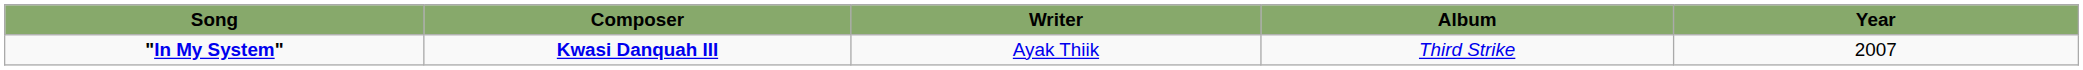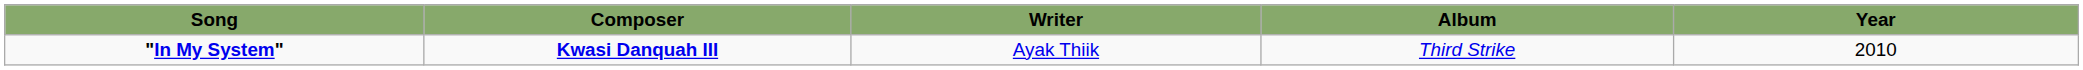(1876, 49) 2007 -> (1876, 49) 2010
